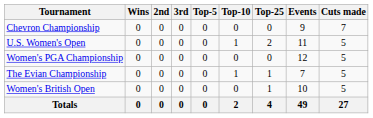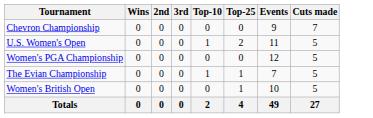- column: (205, 12)
